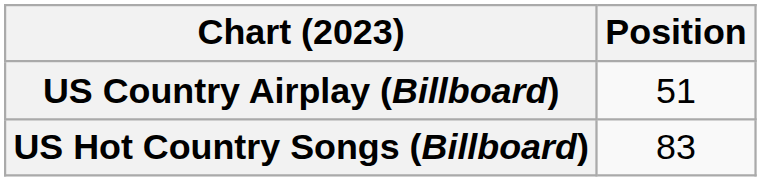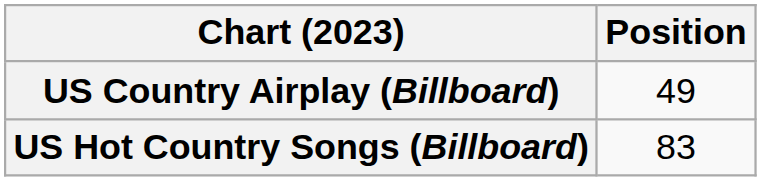(676, 89) 51 -> (676, 89) 49
